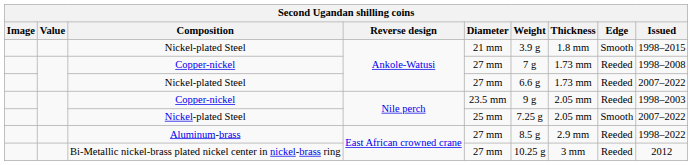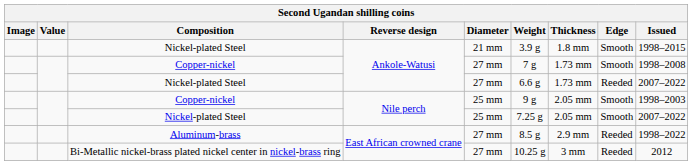(617, 65) Reeded -> (617, 65) Smooth
(488, 100) 23.5 mm -> (488, 100) 25 mm
(617, 100) Reeded -> (617, 100) Smooth
